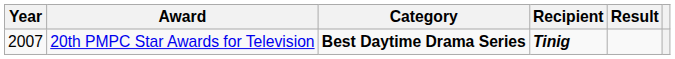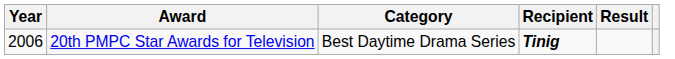(26, 41) 2007 -> (26, 41) 2006
(424, 41) bold -> (419, 41) normal
